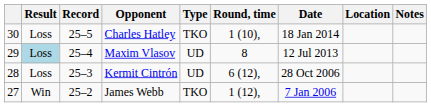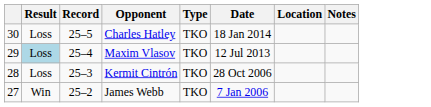- column: (244, 14)
(195, 53) UD -> (195, 53) TKO
(195, 73) UD -> (195, 73) TKO
